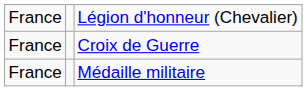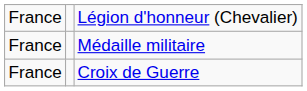rows swapped: (138, 45) <-> (141, 72)
